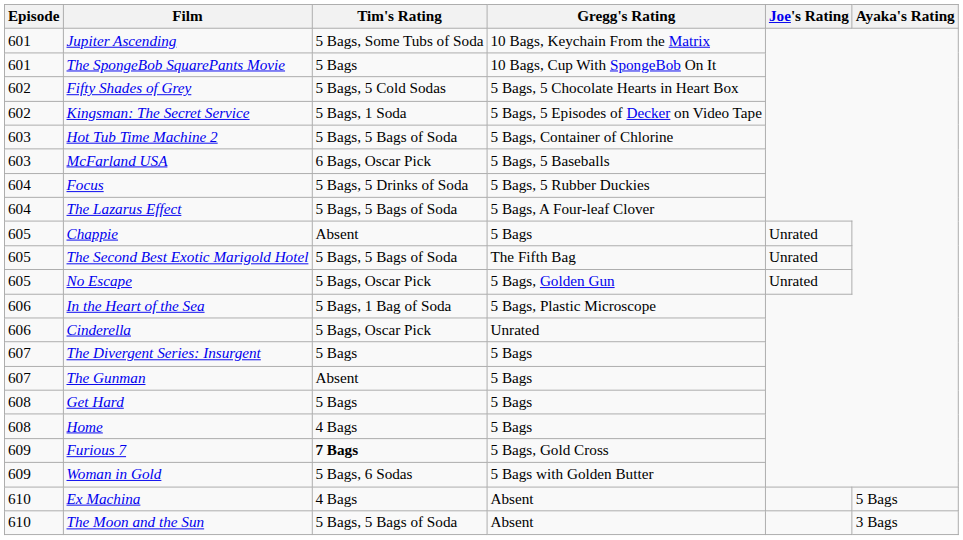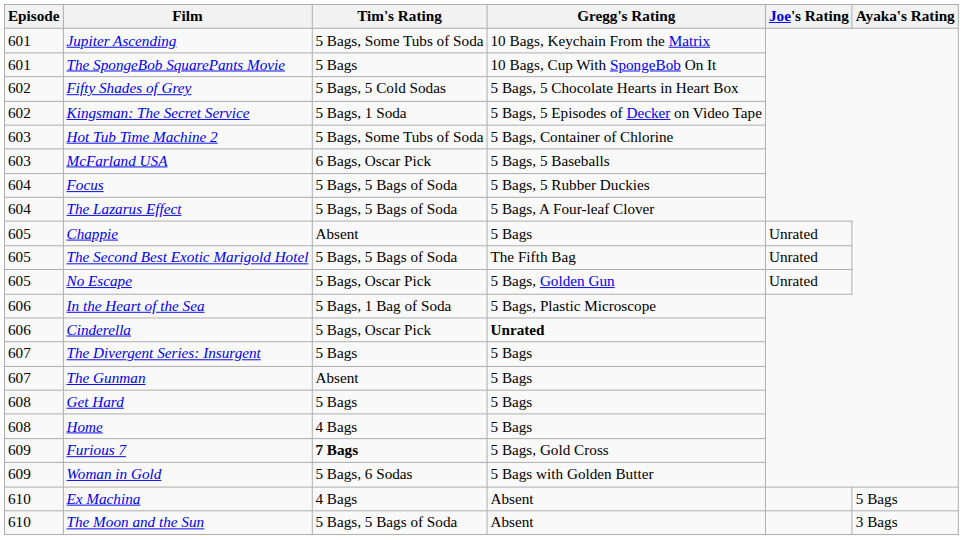(386, 137) 5 Bags, 5 Bags of Soda -> (399, 137) 5 Bags, Some Tubs of Soda
(392, 185) 5 Bags, 5 Drinks of Soda -> (386, 185) 5 Bags, 5 Bags of Soda
(515, 329) normal -> (518, 329) bold
